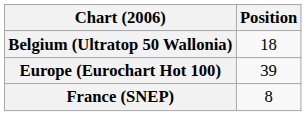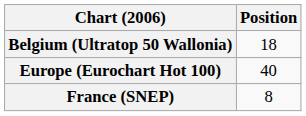(269, 70) 39 -> (269, 70) 40
